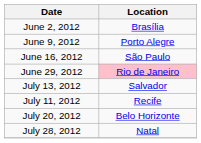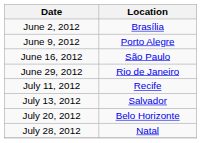(148, 71) pink background -> (148, 71) no background
rows swapped: (52, 101) <-> (52, 86)
